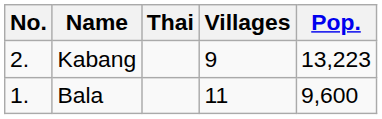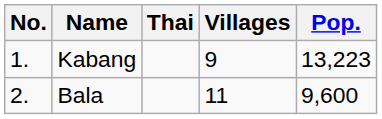(20, 58) 2. -> (20, 58) 1.
(20, 95) 1. -> (20, 95) 2.
